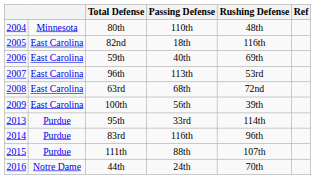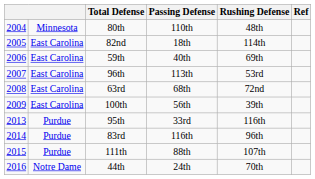(254, 43) 116th -> (254, 43) 114th
(254, 120) 114th -> (254, 120) 116th
